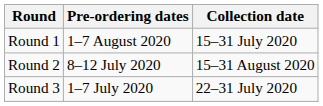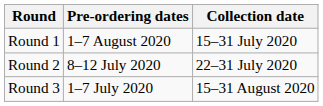(255, 64) 15–31 August 2020 -> (246, 64) 22–31 July 2020
(246, 88) 22–31 July 2020 -> (255, 88) 15–31 August 2020
